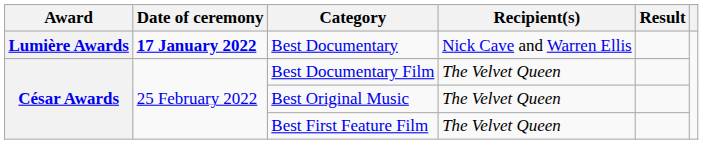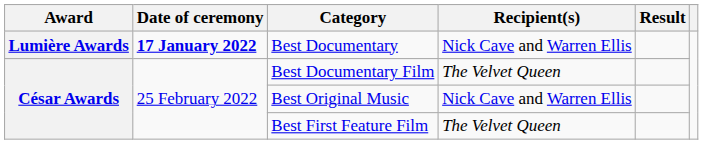(501, 98) The Velvet Queen -> (537, 98) Nick Cave and Warren Ellis
